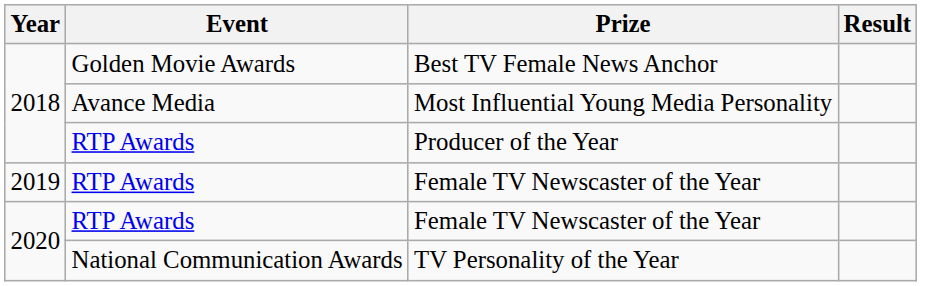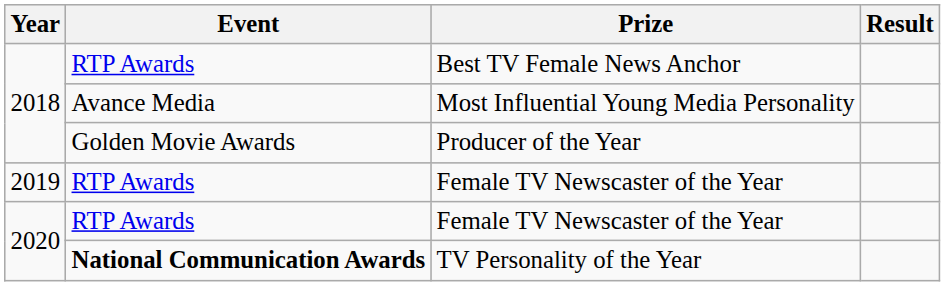(183, 63) Golden Movie Awards -> (133, 63) RTP Awards
(133, 142) RTP Awards -> (183, 142) Golden Movie Awards
(237, 260) normal -> (248, 260) bold
